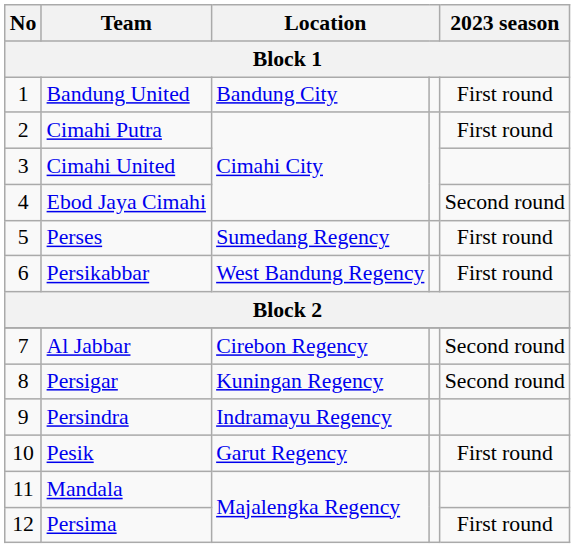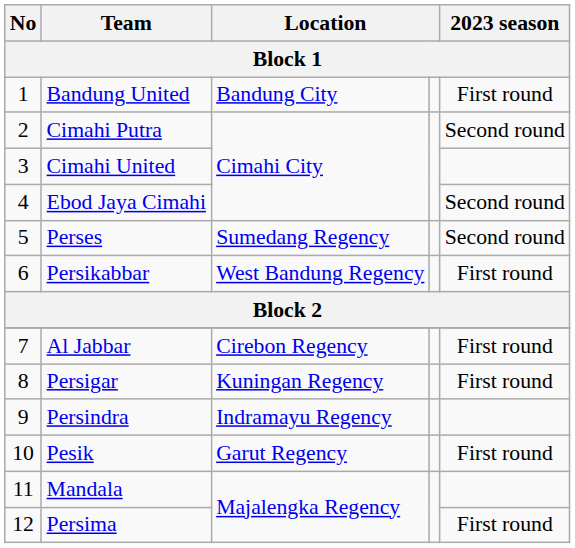(505, 130) First round -> (505, 130) Second round
(505, 237) First round -> (505, 237) Second round
(505, 345) Second round -> (505, 345) First round
(505, 381) Second round -> (505, 381) First round
